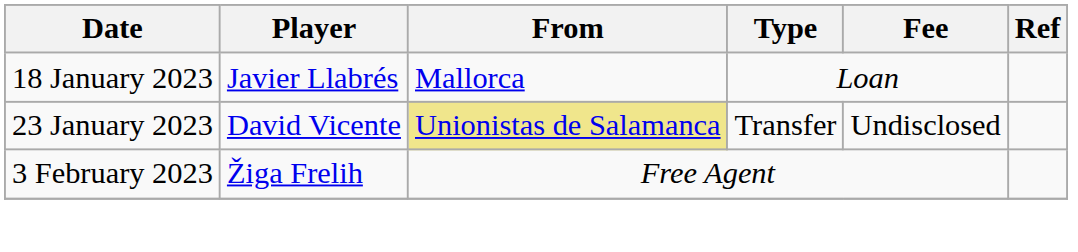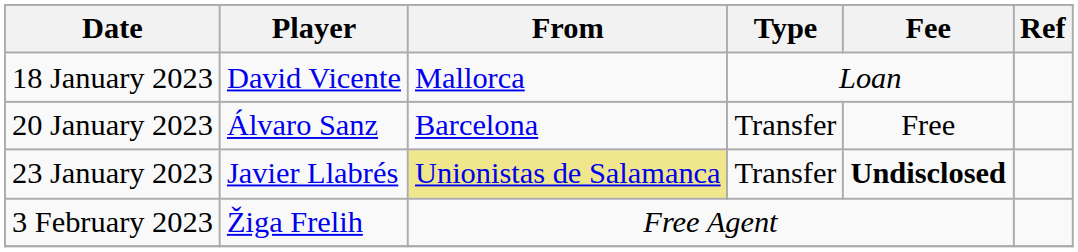(313, 76) Javier Llabrés -> (314, 76) David Vicente
+ row: (112, 125)
(314, 125) David Vicente -> (313, 173) Javier Llabrés
(926, 125) normal -> (928, 173) bold
